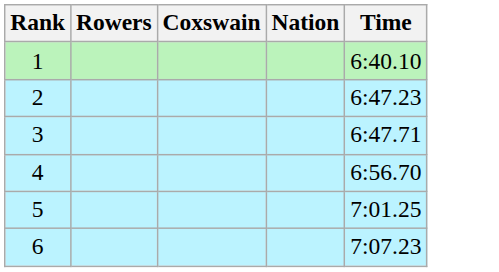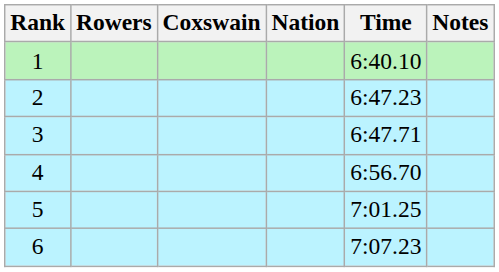+ column: (460, 23)
